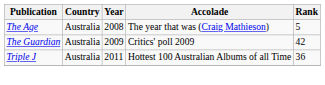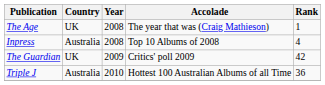(82, 27) Australia -> (72, 27) UK
(298, 27) 5 -> (298, 27) 1
+ row: (20, 42)
(82, 42) Australia -> (72, 57) UK
(114, 57) 2011 -> (114, 73) 2010
